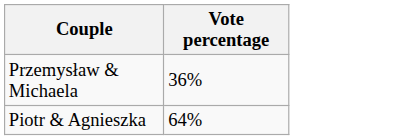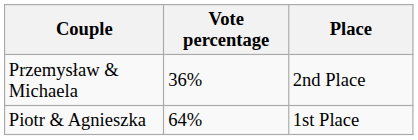+ column: (351, 29)
